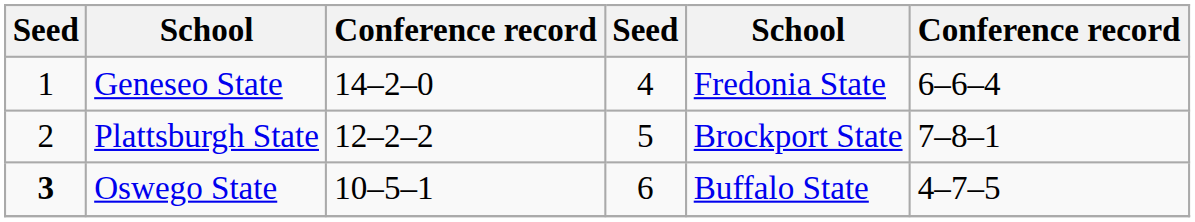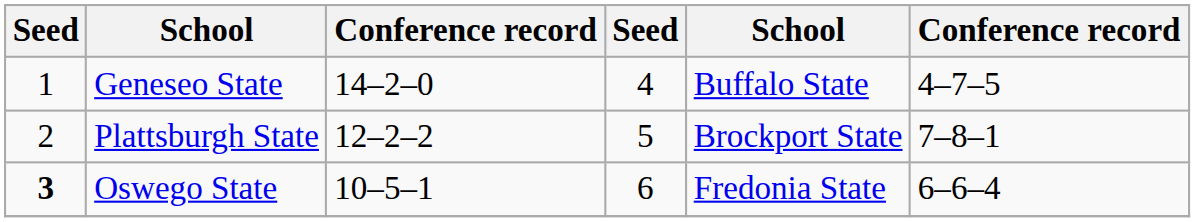(790, 83) Fredonia State -> (781, 83) Buffalo State
(959, 83) 6–6–4 -> (959, 83) 4–7–5
(781, 188) Buffalo State -> (790, 188) Fredonia State
(959, 188) 4–7–5 -> (959, 188) 6–6–4
